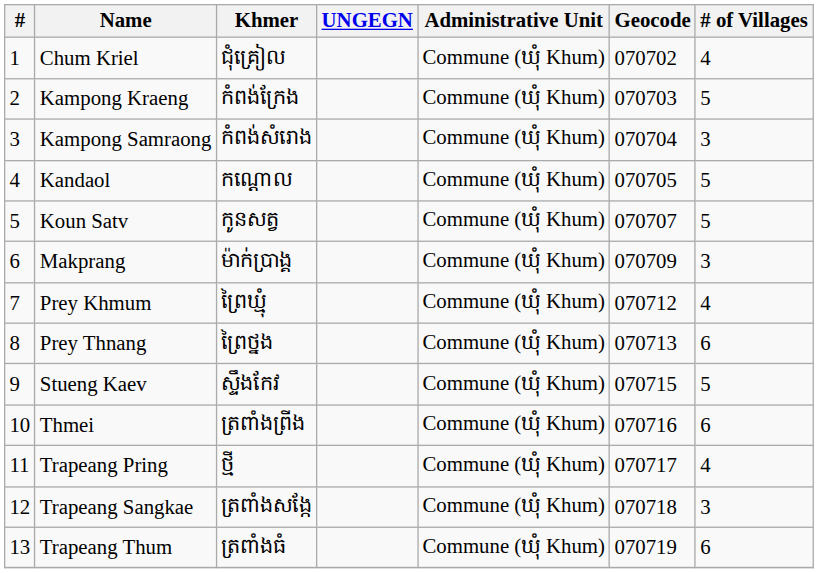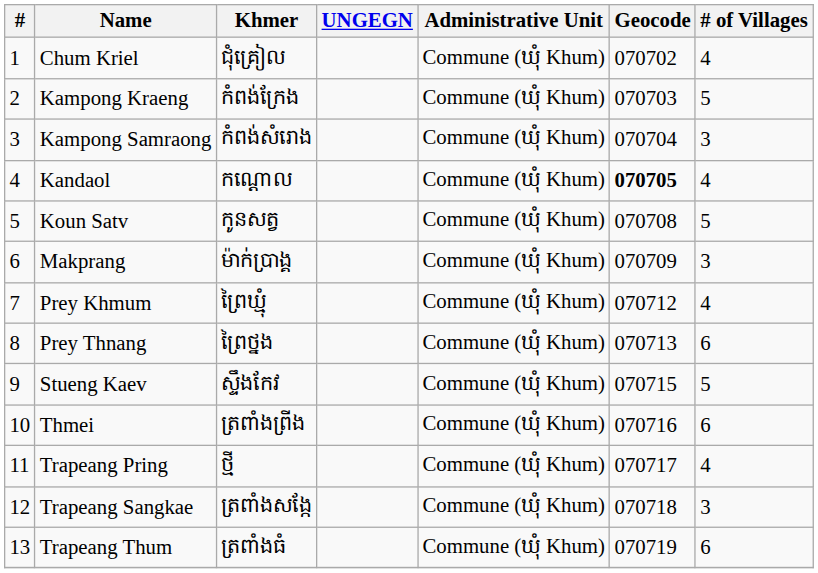(646, 180) normal -> (646, 180) bold
(706, 180) 5 -> (706, 180) 4
(646, 221) 070707 -> (646, 221) 070708
